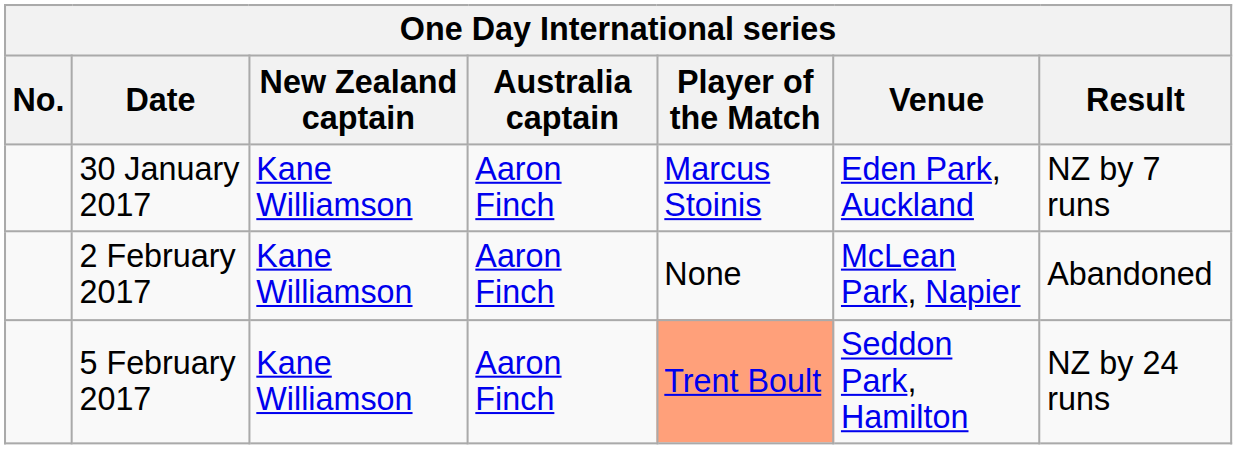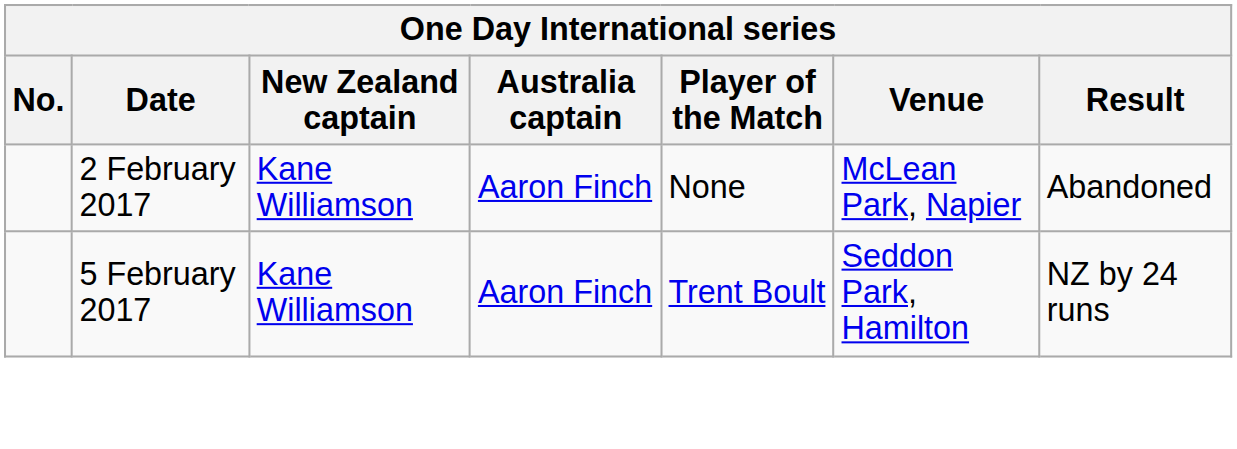- row: (159, 187)
(743, 380) lightsalmon background -> (747, 292) no background
